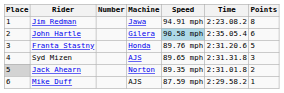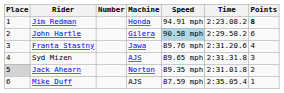(137, 23) Jawa -> (139, 23) Honda
(253, 23) normal -> (253, 23) bold
(227, 35) 2:35.05.4 -> (227, 35) 2:29.58.2
(139, 47) Honda -> (137, 47) Jawa
(253, 47) 5 -> (253, 47) 4
(227, 82) 2:29.58.2 -> (227, 82) 2:35.05.4
